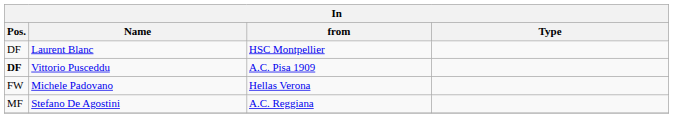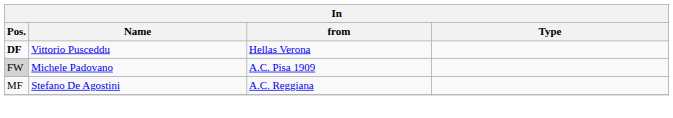- row: (62, 50)
(282, 68) A.C. Pisa 1909 -> (280, 50) Hellas Verona
(15, 86) no background -> (15, 68) lightgrey background
(280, 86) Hellas Verona -> (282, 68) A.C. Pisa 1909
